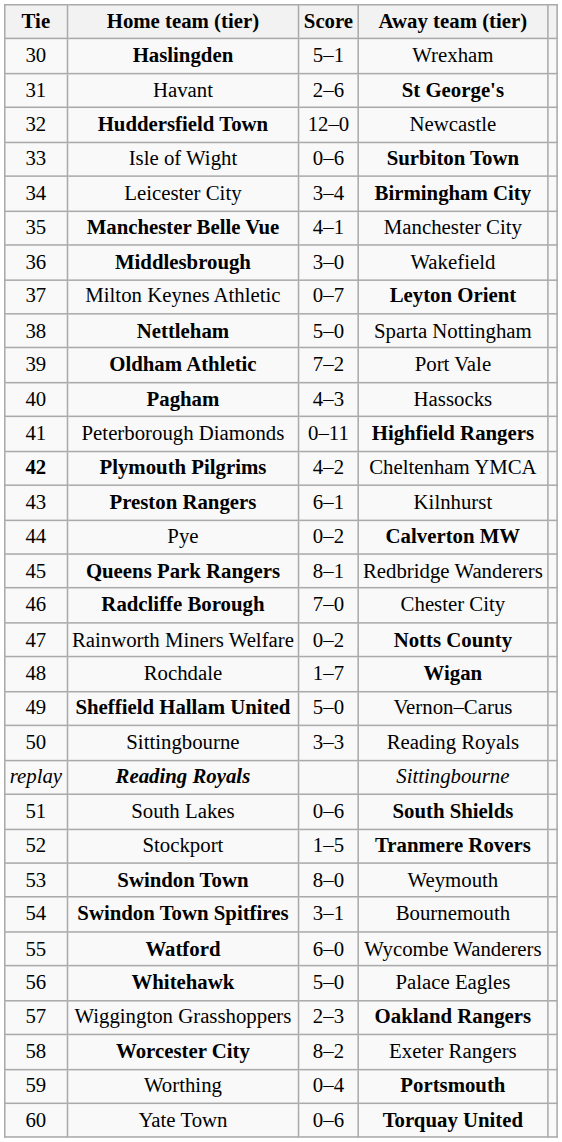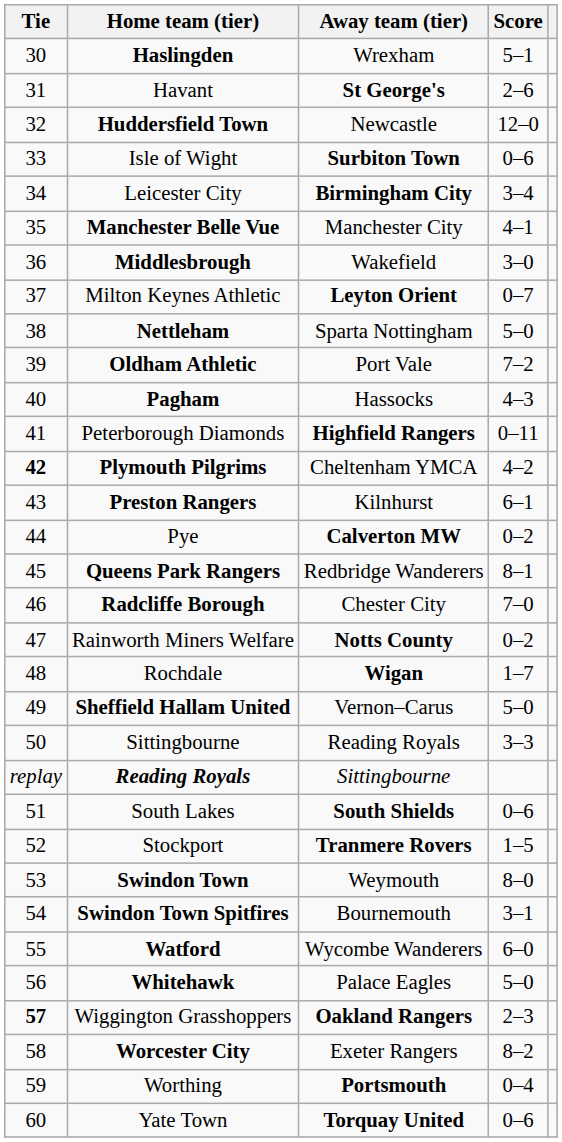columns swapped: (328, 21) <-> (453, 21)
(36, 1016) normal -> (36, 1016) bold
